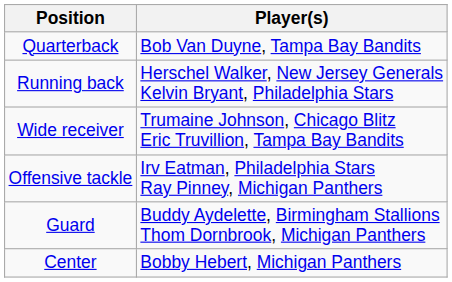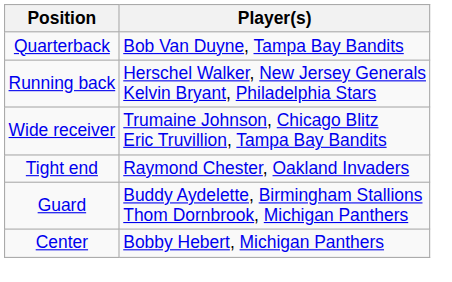+ row: (62, 168)
- row: (70, 178)
